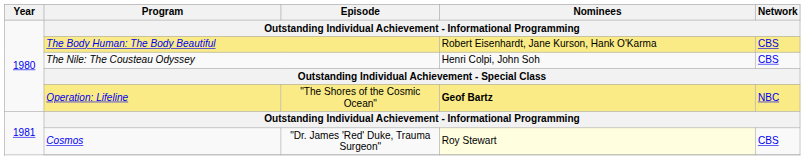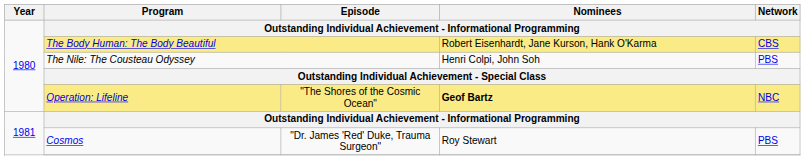(768, 60) CBS -> (768, 60) PBS
(469, 141) lightyellow background -> (469, 141) no background
(768, 141) CBS -> (768, 141) PBS
